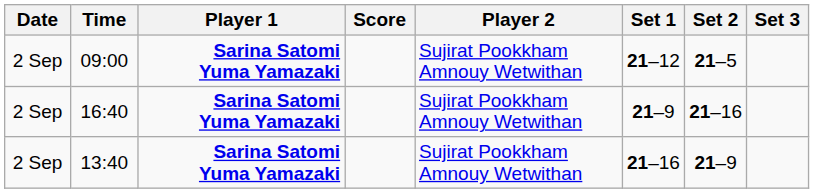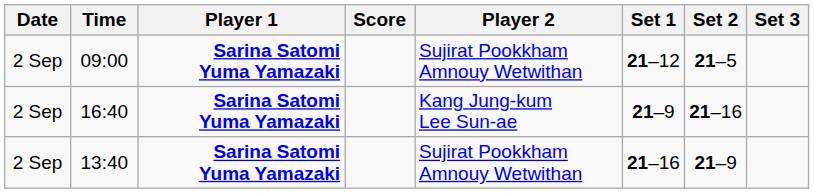(501, 112) Sujirat Pookkham Amnouy Wetwithan -> (486, 112) Kang Jung-kum Lee Sun-ae
